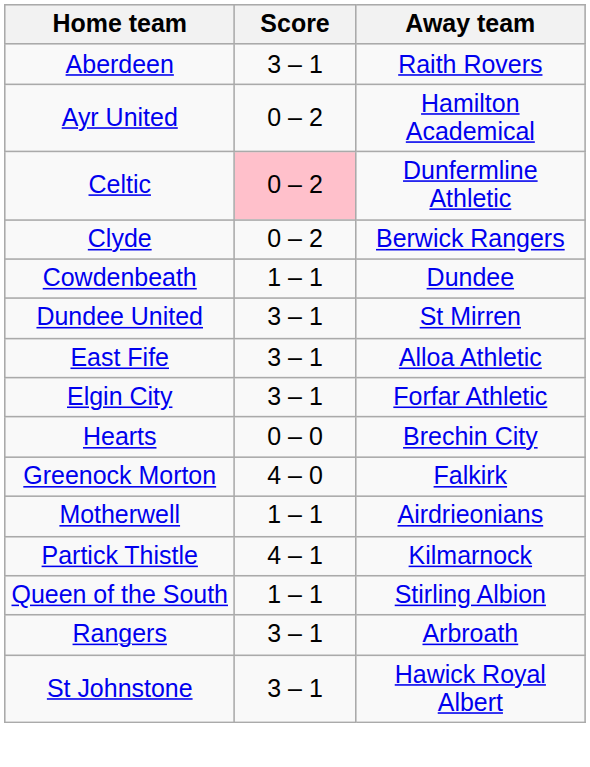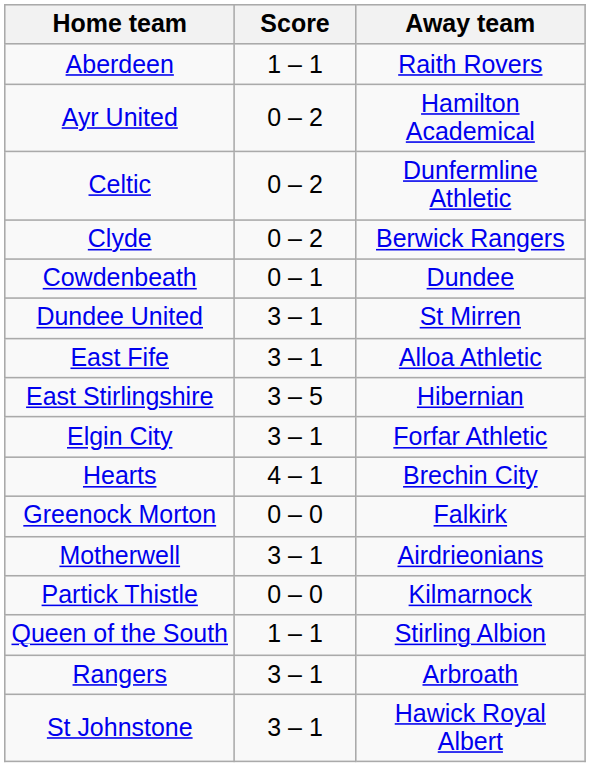(295, 63) 3 – 1 -> (295, 63) 1 – 1
(295, 185) pink background -> (295, 185) no background
(295, 278) 1 – 1 -> (295, 278) 0 – 1
+ row: (120, 397)
(295, 436) 0 – 0 -> (295, 476) 4 – 1
(295, 476) 4 – 0 -> (295, 515) 0 – 0
(295, 515) 1 – 1 -> (295, 555) 3 – 1
(295, 555) 4 – 1 -> (295, 595) 0 – 0
